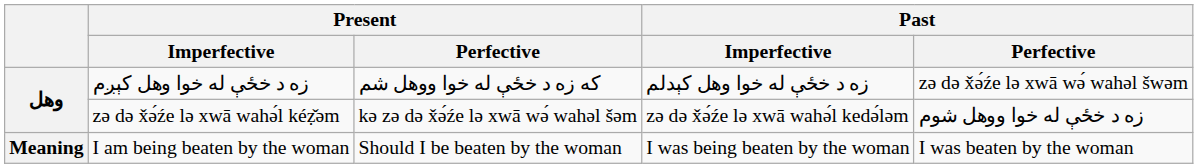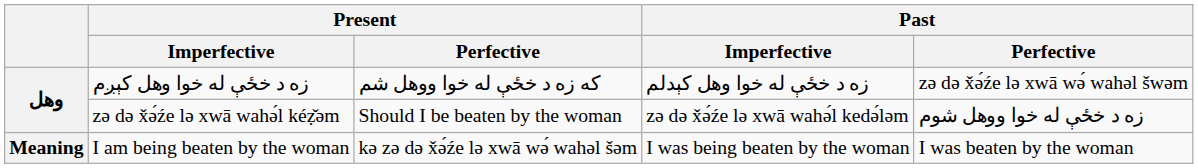(498, 115) kә zә dә x̌ә́źe lә xwā wә́ wahәl šәm -> (490, 115) Should I be beaten by the woman
(490, 147) Should I be beaten by the woman -> (498, 147) kә zә dә x̌ә́źe lә xwā wә́ wahәl šәm
